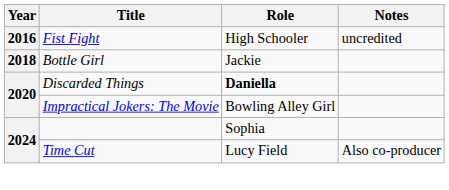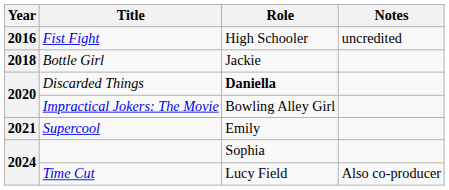+ row: (71, 128)
